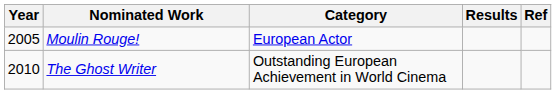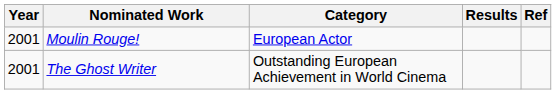(24, 38) 2005 -> (24, 38) 2001
(24, 69) 2010 -> (24, 69) 2001
